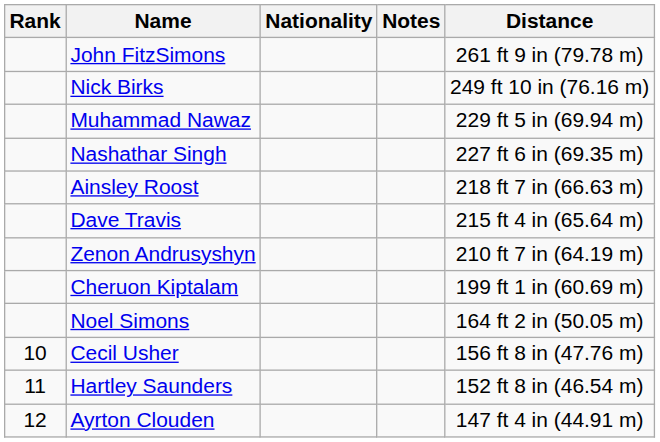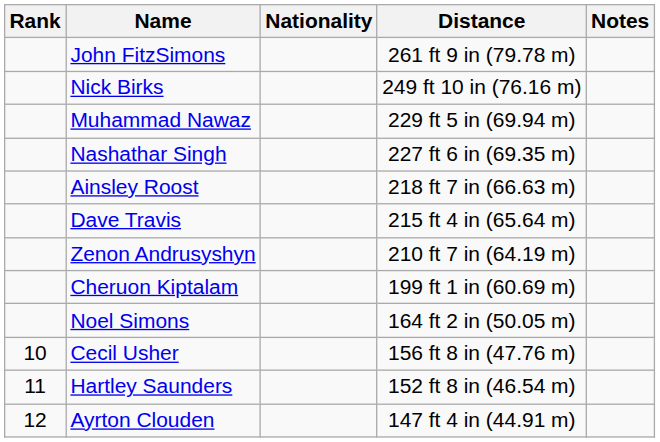columns swapped: (550, 21) <-> (411, 21)
